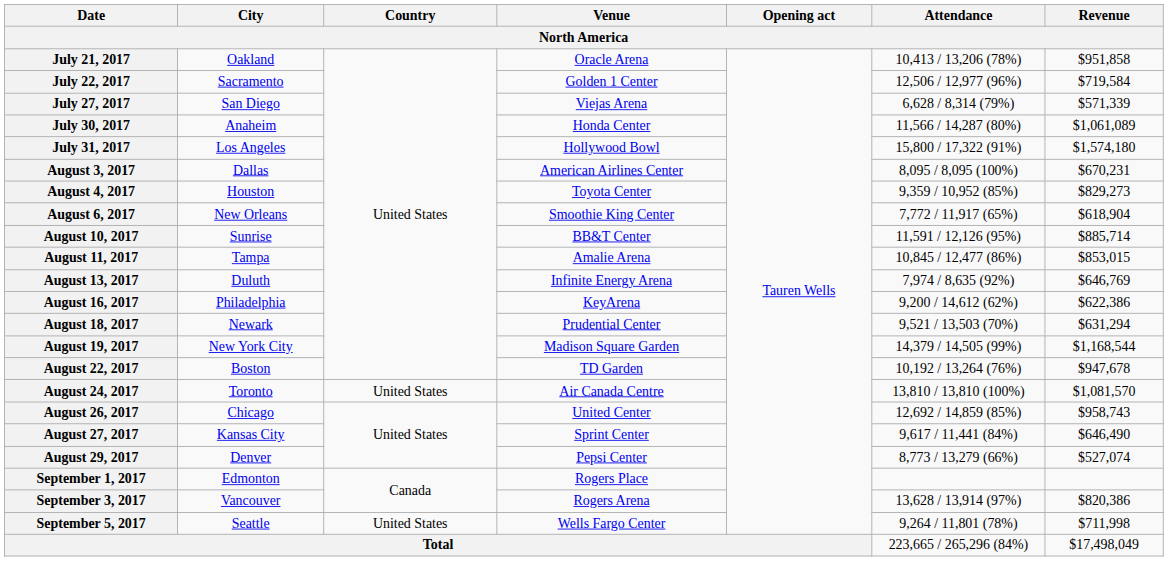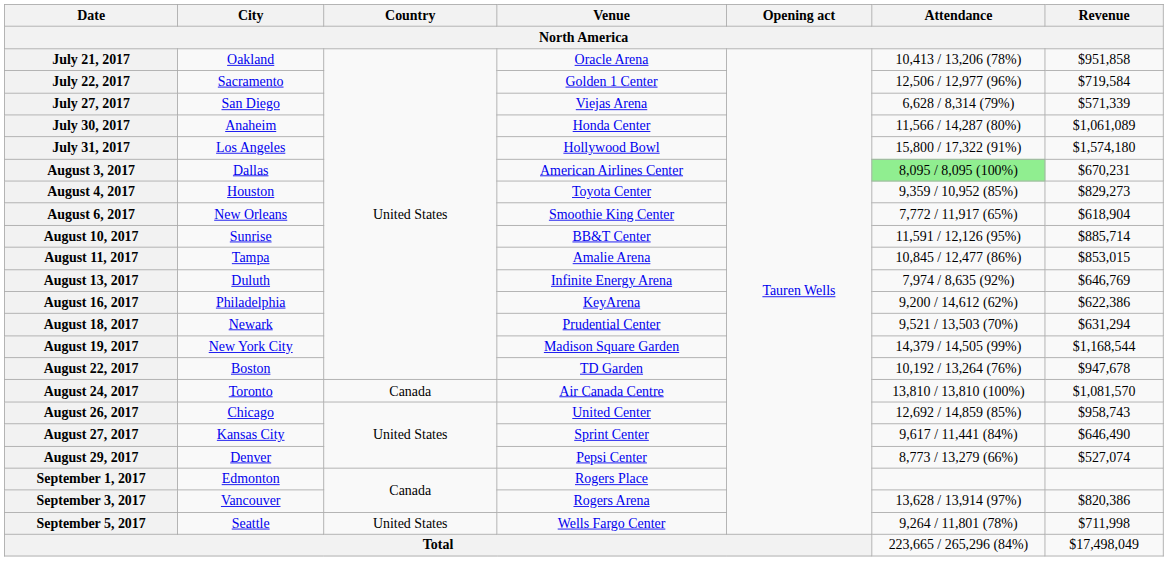(958, 170) no background -> (958, 170) lightgreen background
(410, 390) United States -> (410, 390) Canada
